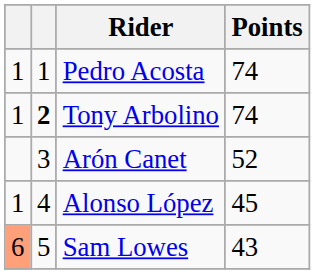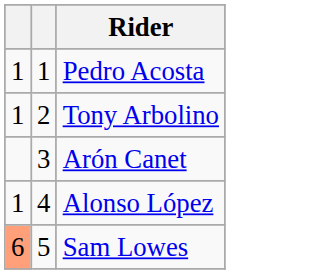- column: (267, 26)
(44, 114) bold -> (44, 114) normal
